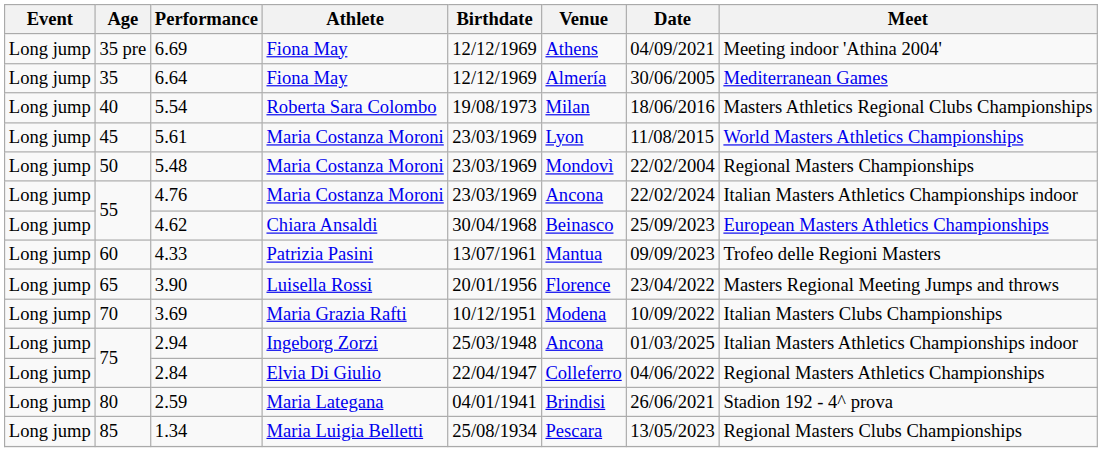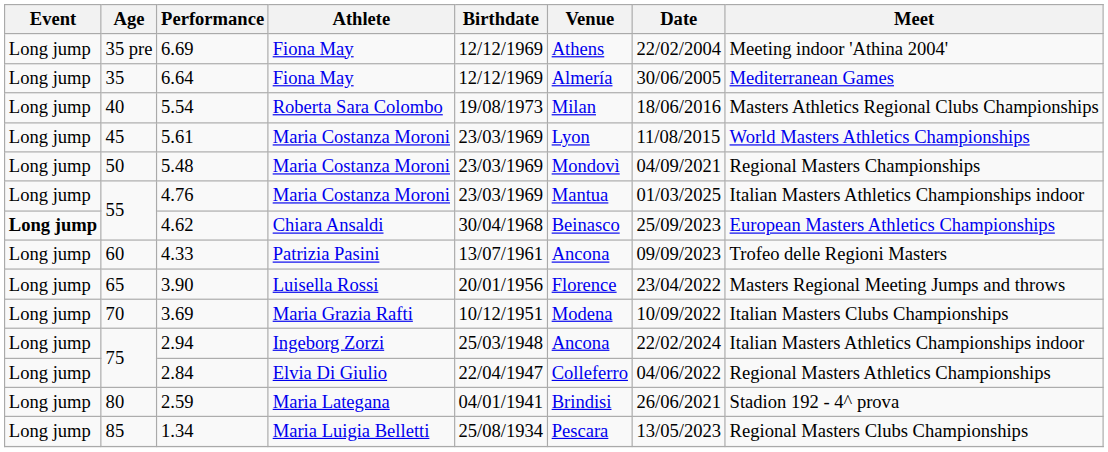(673, 48) 04/09/2021 -> (679, 48) 22/02/2004
(673, 166) 22/02/2004 -> (679, 166) 04/09/2021
(574, 195) Ancona -> (580, 195) Mantua
(673, 195) 22/02/2024 -> (679, 195) 01/03/2025
(50, 225) normal -> (53, 225) bold
(574, 254) Mantua -> (581, 254) Ancona
(673, 343) 01/03/2025 -> (679, 343) 22/02/2024
